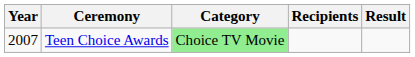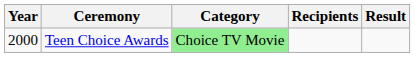(23, 40) 2007 -> (23, 40) 2000
